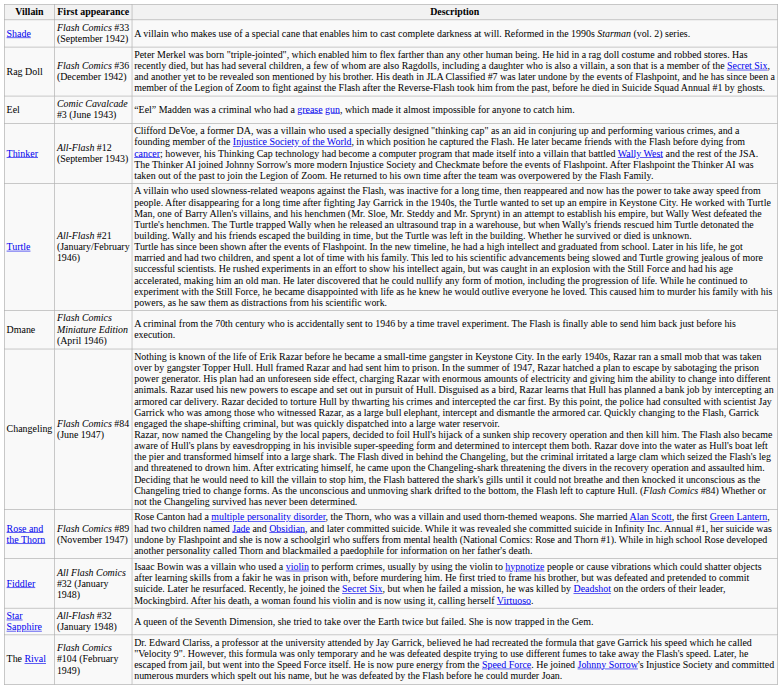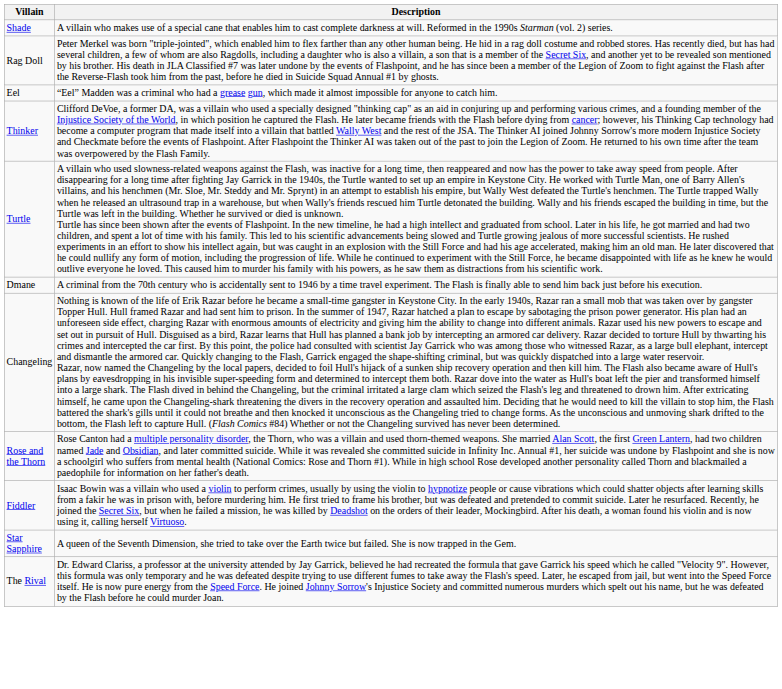- column: (93, 12)
